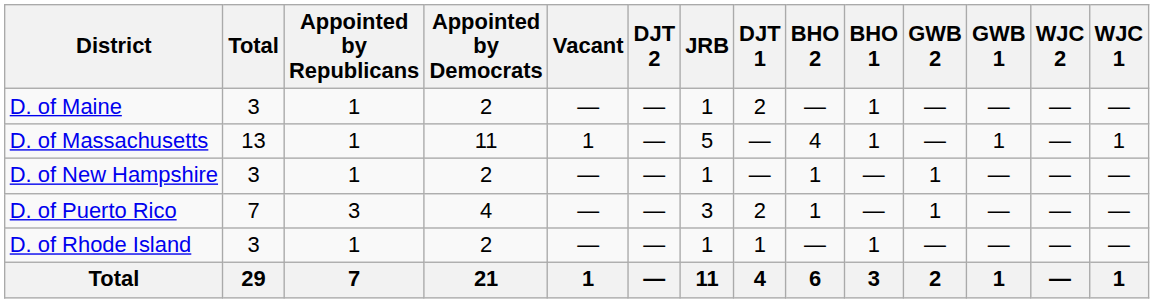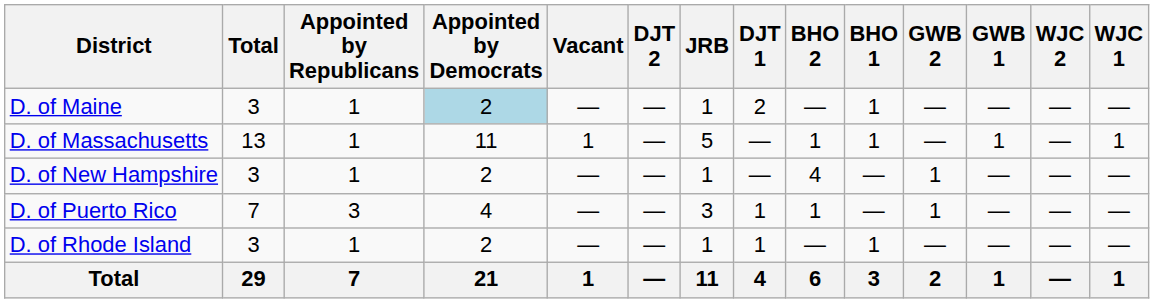(486, 105) no background -> (486, 105) lightblue background
(815, 140) 4 -> (815, 140) 1
(815, 175) 1 -> (815, 175) 4
(760, 210) 2 -> (760, 210) 1
